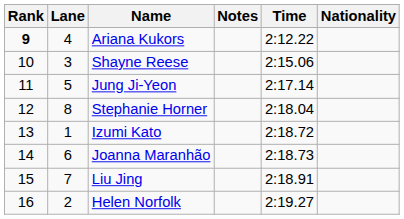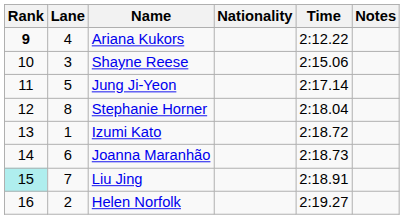columns swapped: (358, 16) <-> (238, 16)
(26, 179) no background -> (26, 179) paleturquoise background
